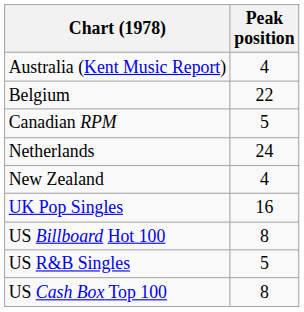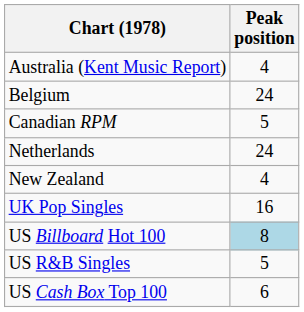(264, 94) 22 -> (264, 94) 24
(264, 235) no background -> (264, 235) lightblue background
(264, 292) 8 -> (264, 292) 6
